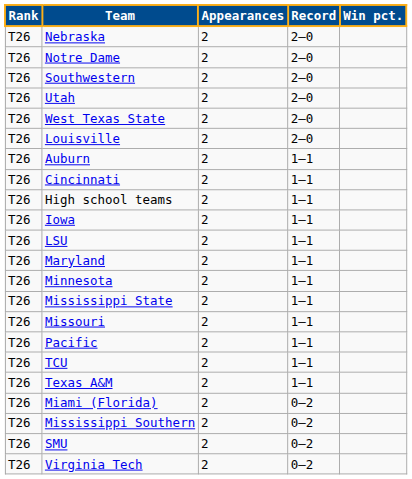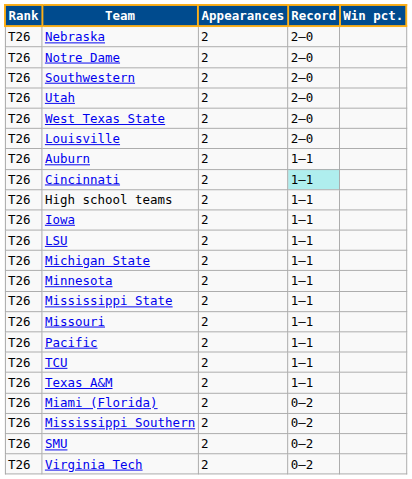(302, 179) no background -> (302, 179) paleturquoise background
- row: (75, 261)
+ row: (97, 261)
